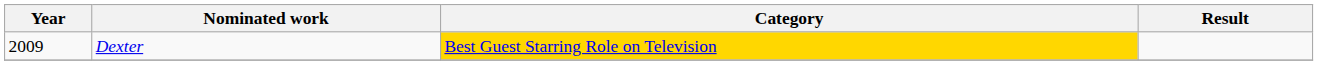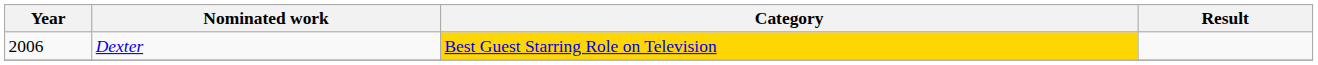(26, 45) 2009 -> (26, 45) 2006
